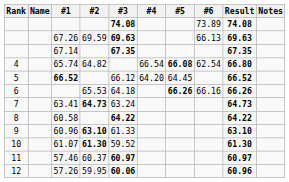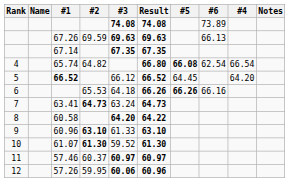columns swapped: (152, 11) <-> (240, 11)
(123, 118) 64.22 -> (123, 118) 64.20
